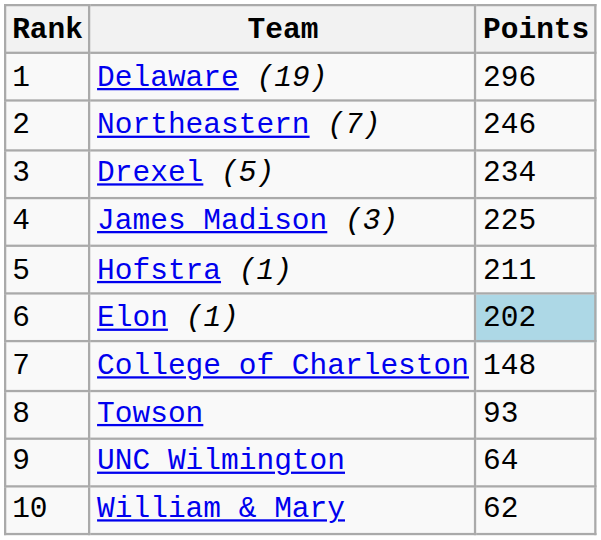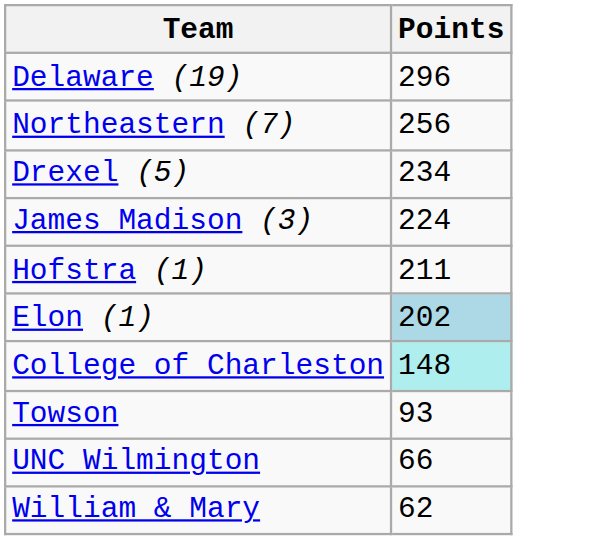- column: (48, 29)
(510, 125) 246 -> (425, 125) 256
(510, 222) 225 -> (425, 222) 224
(510, 366) no background -> (425, 366) paleturquoise background
(501, 462) 64 -> (416, 462) 66
